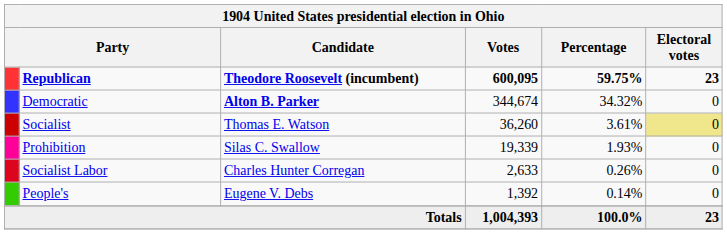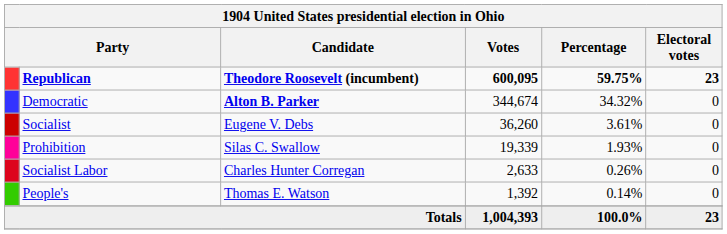(277, 125) Thomas E. Watson -> (269, 125) Eugene V. Debs
(715, 125) khaki background -> (715, 125) no background
(269, 194) Eugene V. Debs -> (277, 194) Thomas E. Watson
